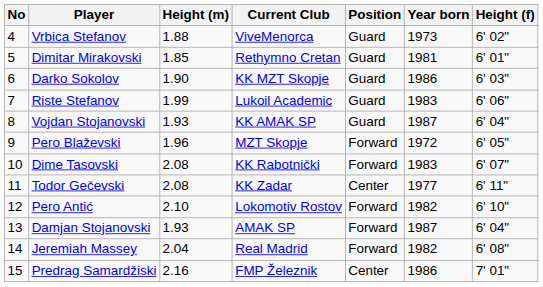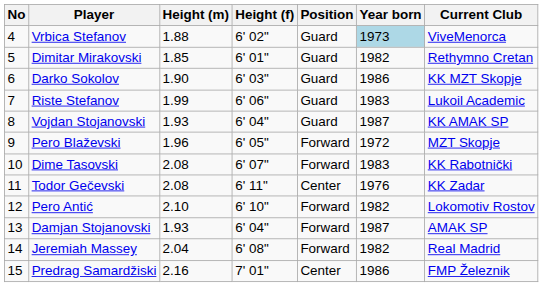columns swapped: (505, 15) <-> (289, 15)
(422, 36) no background -> (375, 36) lightblue background
(422, 57) 1981 -> (375, 57) 1982
(422, 185) 1977 -> (375, 185) 1976
